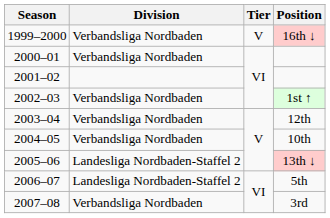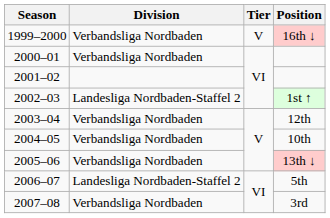(138, 98) Verbandsliga Nordbaden -> (157, 98) Landesliga Nordbaden-Staffel 2
(157, 160) Landesliga Nordbaden-Staffel 2 -> (138, 160) Verbandsliga Nordbaden
